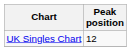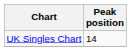(91, 38) 12 -> (91, 38) 14
